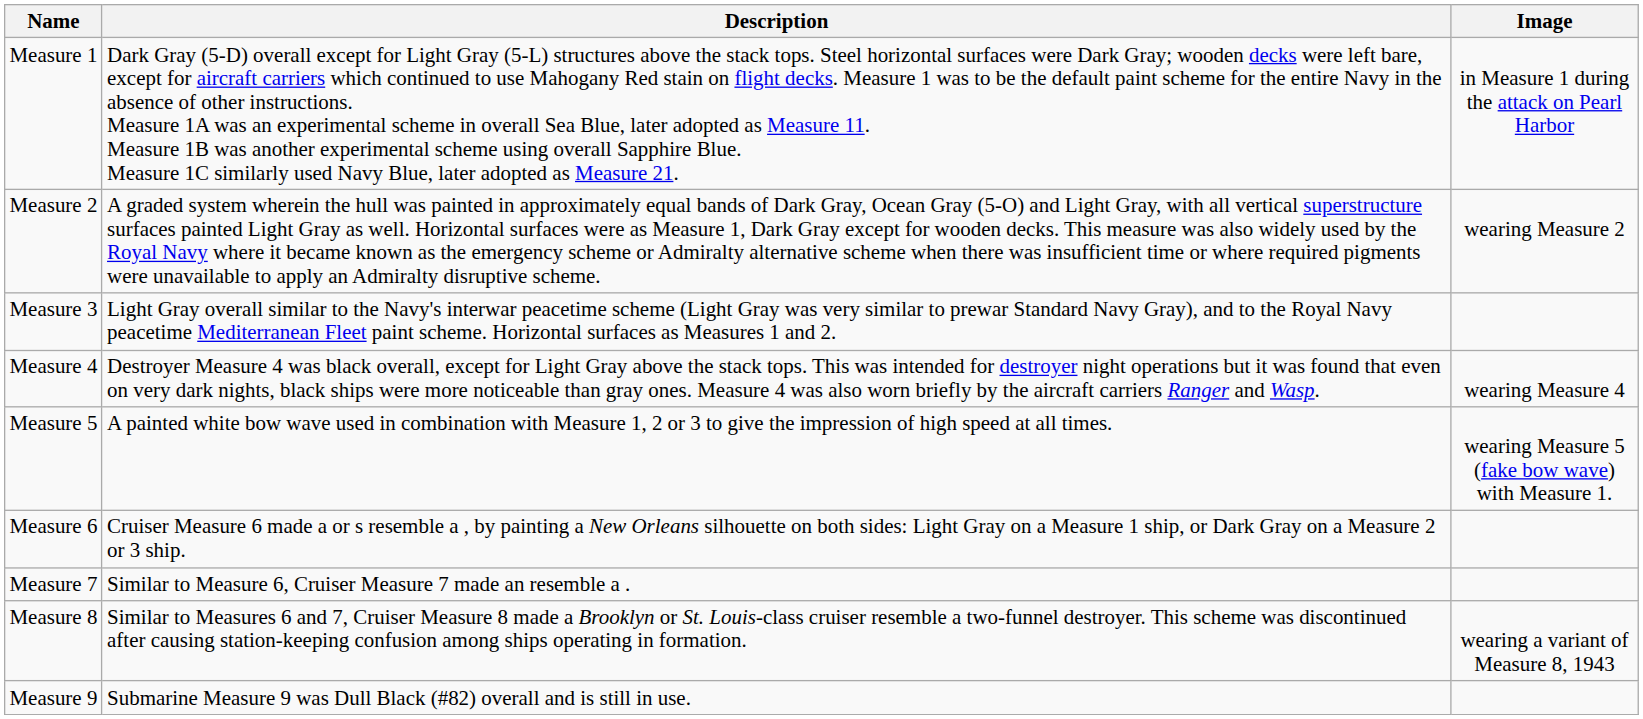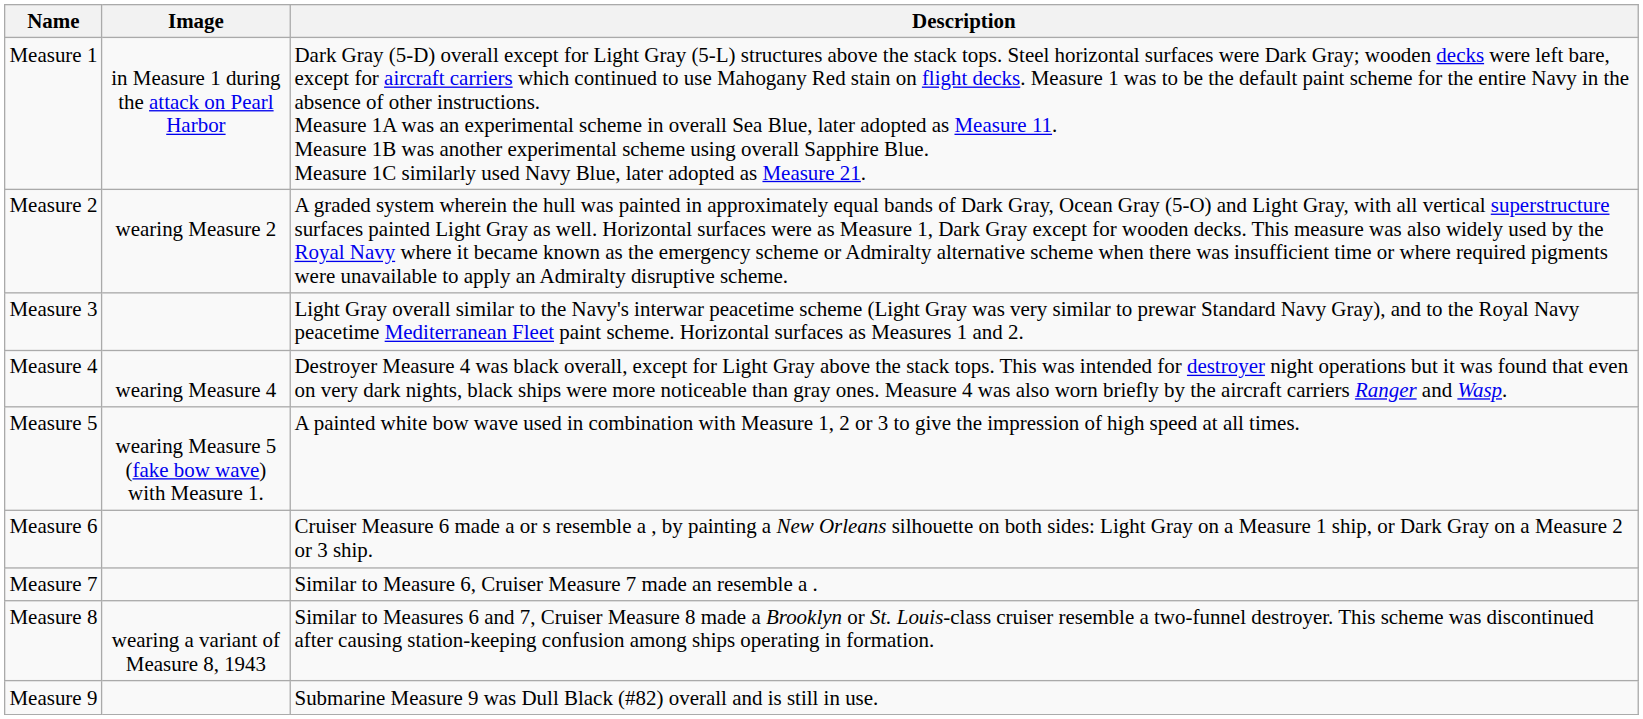columns swapped: (776, 21) <-> (1544, 21)
